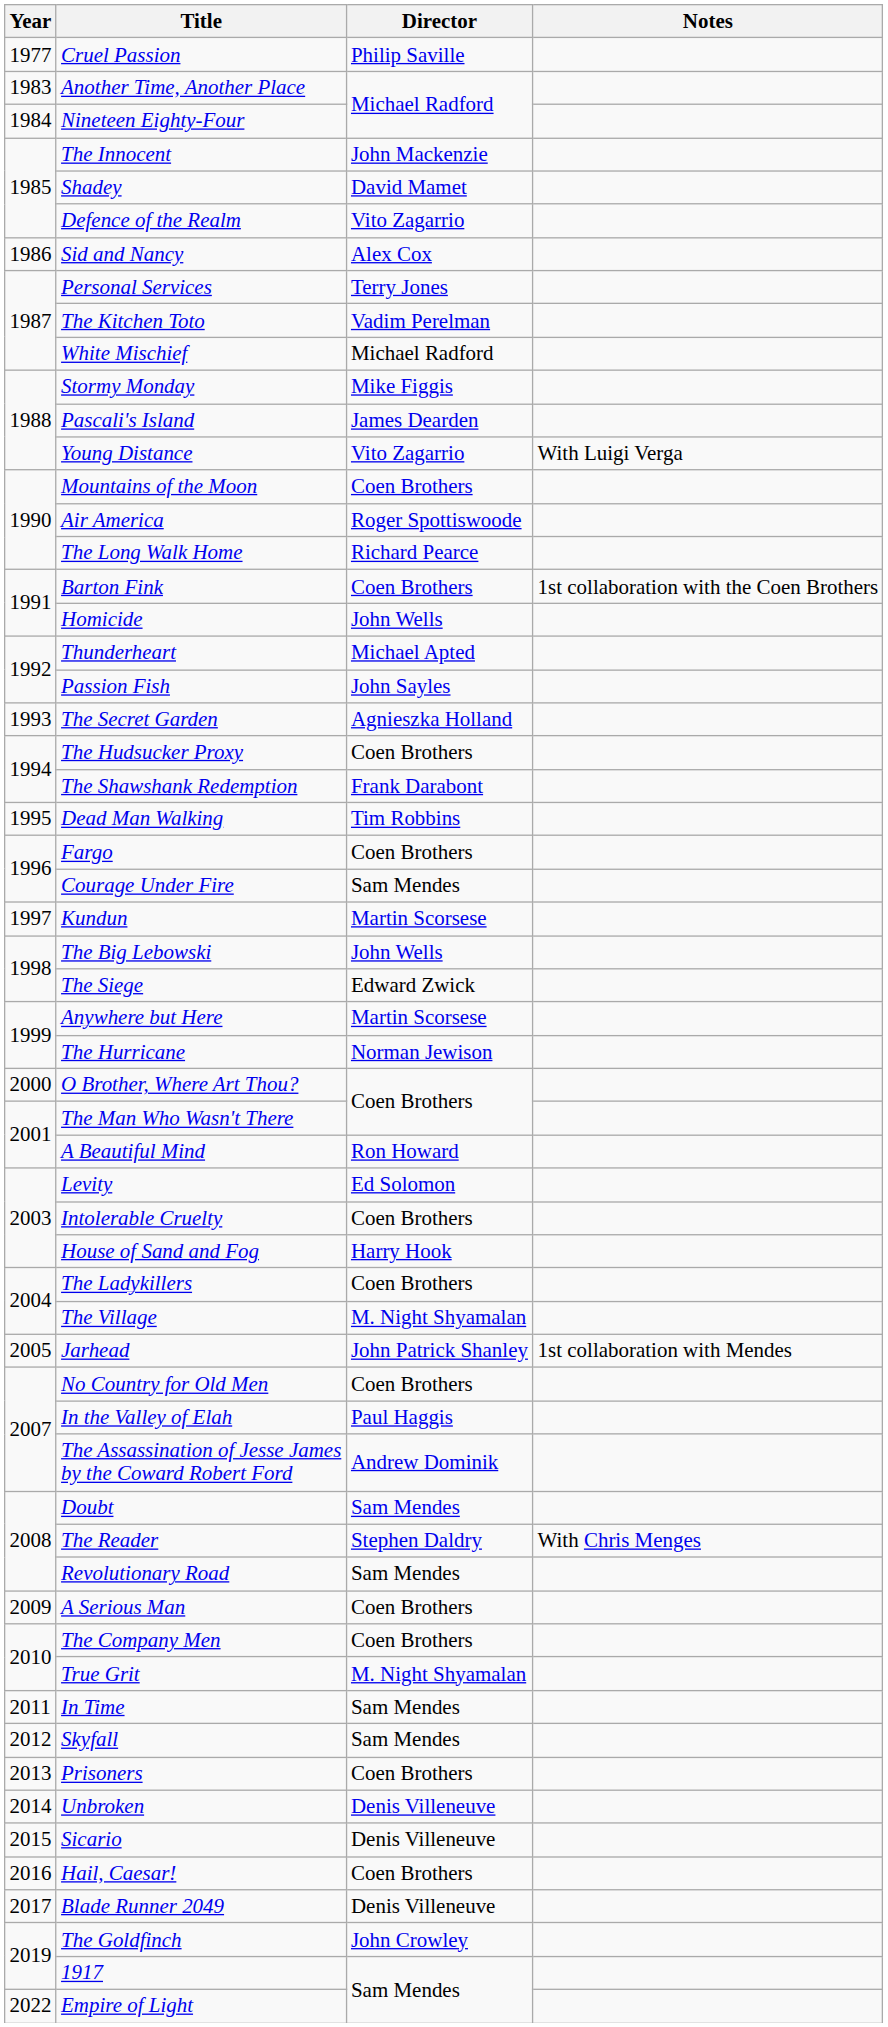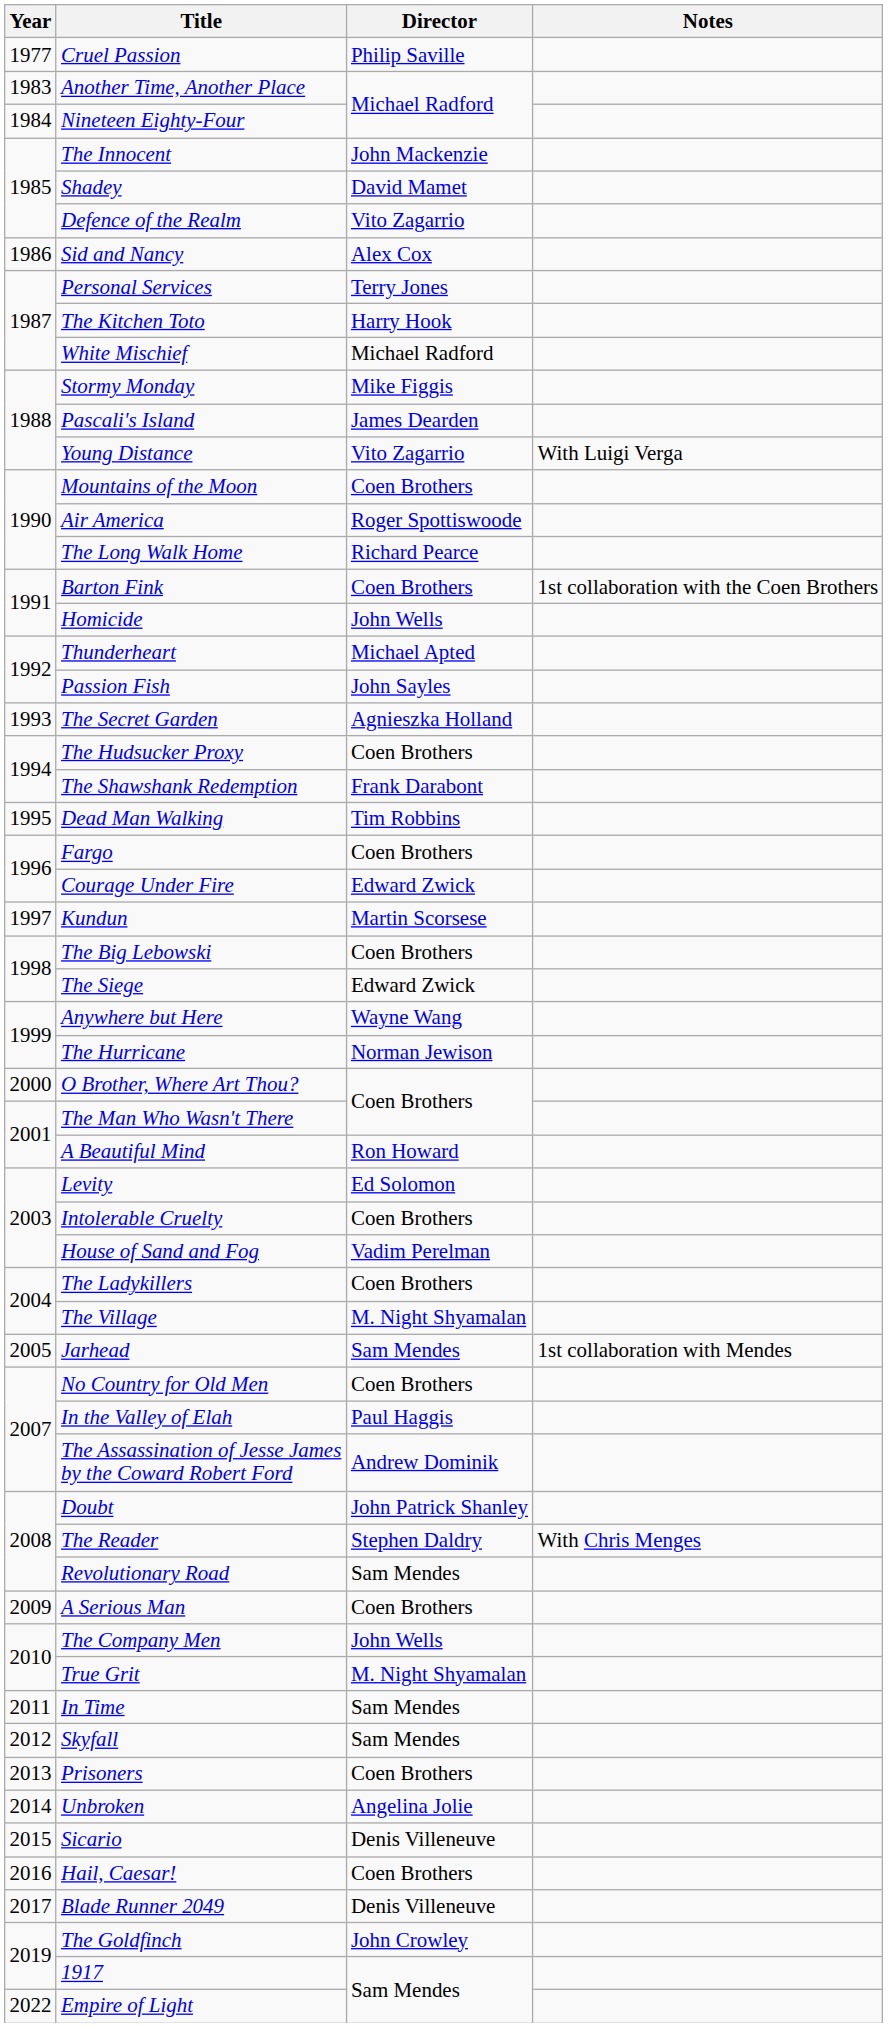(421, 320) Vadim Perelman -> (401, 320) Harry Hook
(405, 885) Sam Mendes -> (413, 885) Edward Zwick
(397, 951) John Wells -> (412, 951) Coen Brothers
(419, 1018) Martin Scorsese -> (406, 1018) Wayne Wang
(401, 1251) Harry Hook -> (421, 1251) Vadim Perelman
(439, 1350) John Patrick Shanley -> (405, 1350) Sam Mendes
(405, 1507) Sam Mendes -> (439, 1507) John Patrick Shanley
(412, 1640) Coen Brothers -> (397, 1640) John Wells
(423, 1806) Denis Villeneuve -> (412, 1806) Angelina Jolie
